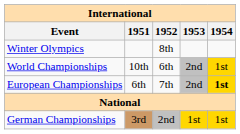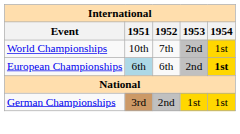- row: (45, 48)
(166, 66) 6th -> (166, 48) 7th
(139, 84) no background -> (139, 66) lightblue background
(166, 84) 7th -> (166, 66) 6th
